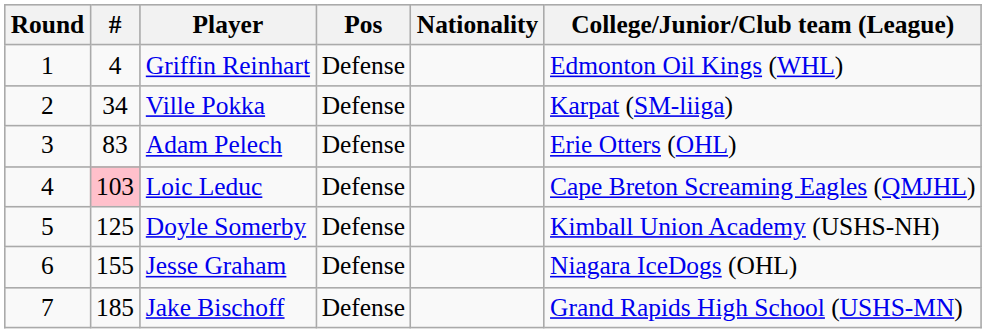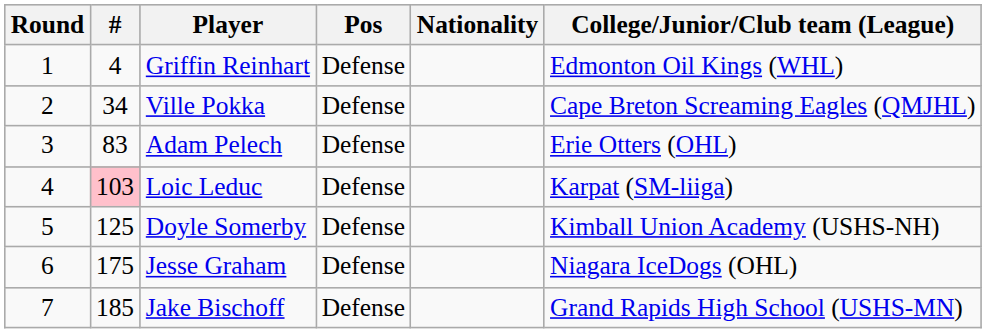(642, 105) Karpat (SM-liiga) -> (763, 105) Cape Breton Screaming Eagles (QMJHL)
(763, 186) Cape Breton Screaming Eagles (QMJHL) -> (642, 186) Karpat (SM-liiga)
(115, 266) 155 -> (115, 266) 175
